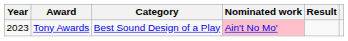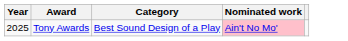- column: (322, 12)
(18, 28) 2023 -> (18, 28) 2025
